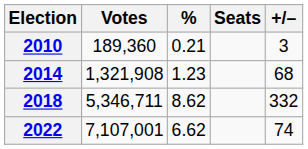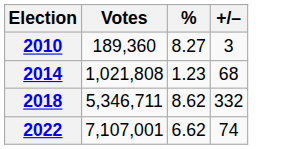- column: (237, 18)
(189, 46) 0.21 -> (189, 46) 8.27
(124, 74) 1,321,908 -> (124, 74) 1,021,808
